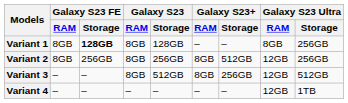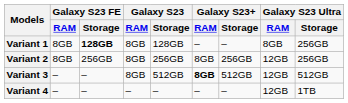(237, 59) 512GB -> (237, 59) 256GB
(204, 75) normal -> (204, 75) bold
(237, 75) 256GB -> (237, 75) 512GB
